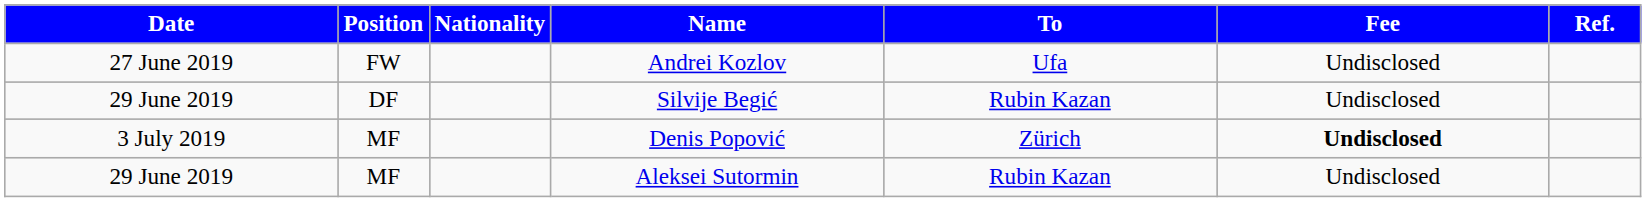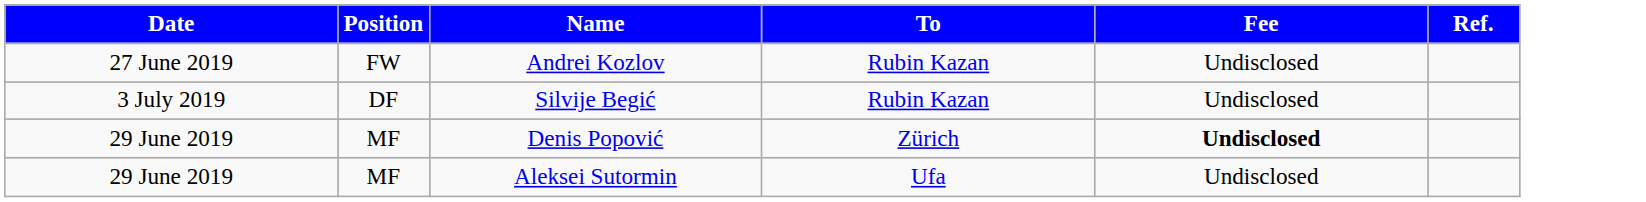- column: (490, 24)
(1050, 62) Ufa -> (928, 62) Rubin Kazan
(171, 100) 29 June 2019 -> (171, 100) 3 July 2019
(171, 138) 3 July 2019 -> (171, 138) 29 June 2019
(1050, 176) Rubin Kazan -> (928, 176) Ufa
